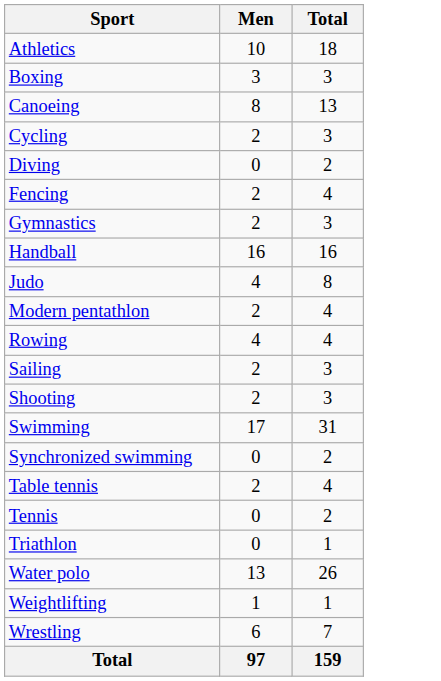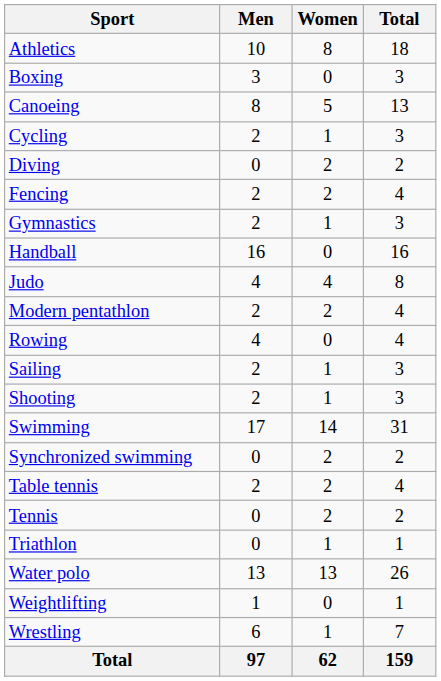+ column: (328, 19)
